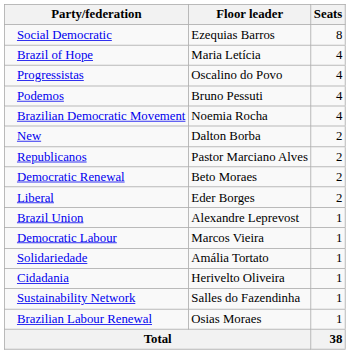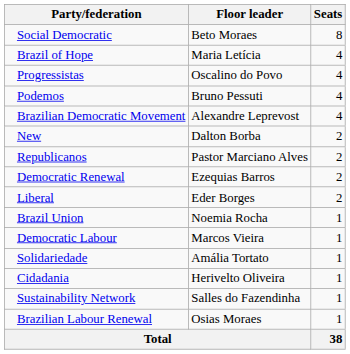(233, 34) Ezequias Barros -> (224, 34) Beto Moraes
(230, 116) Noemia Rocha -> (245, 116) Alexandre Leprevost
(224, 177) Beto Moraes -> (233, 177) Ezequias Barros
(245, 217) Alexandre Leprevost -> (230, 217) Noemia Rocha
